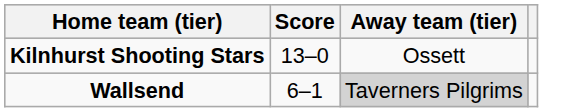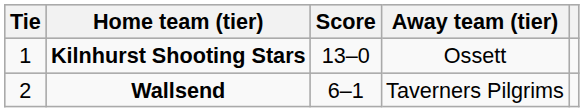+ column: (25, 21)
(434, 90) lightgrey background -> (475, 90) no background
